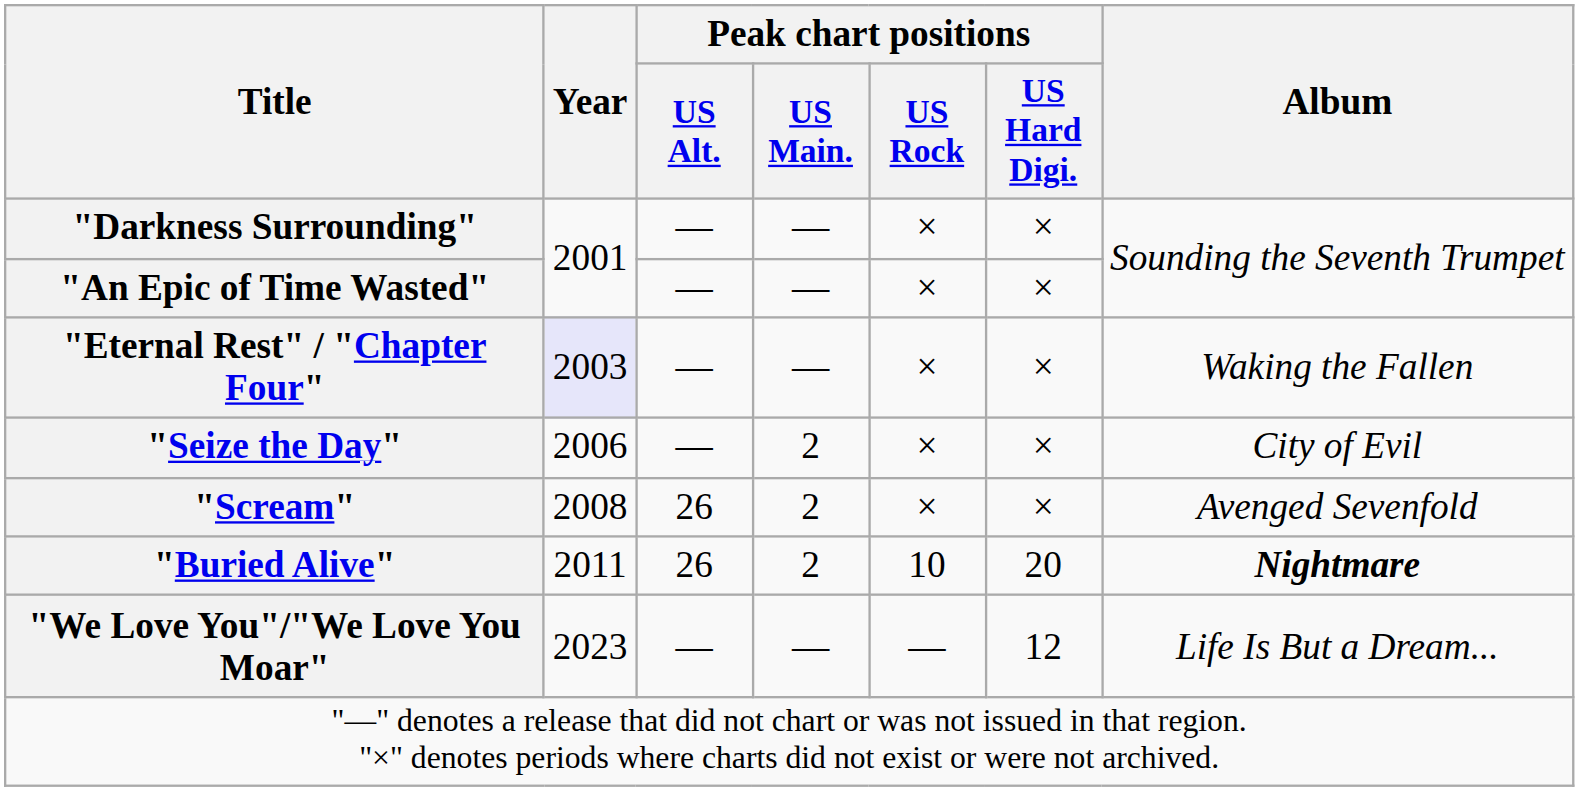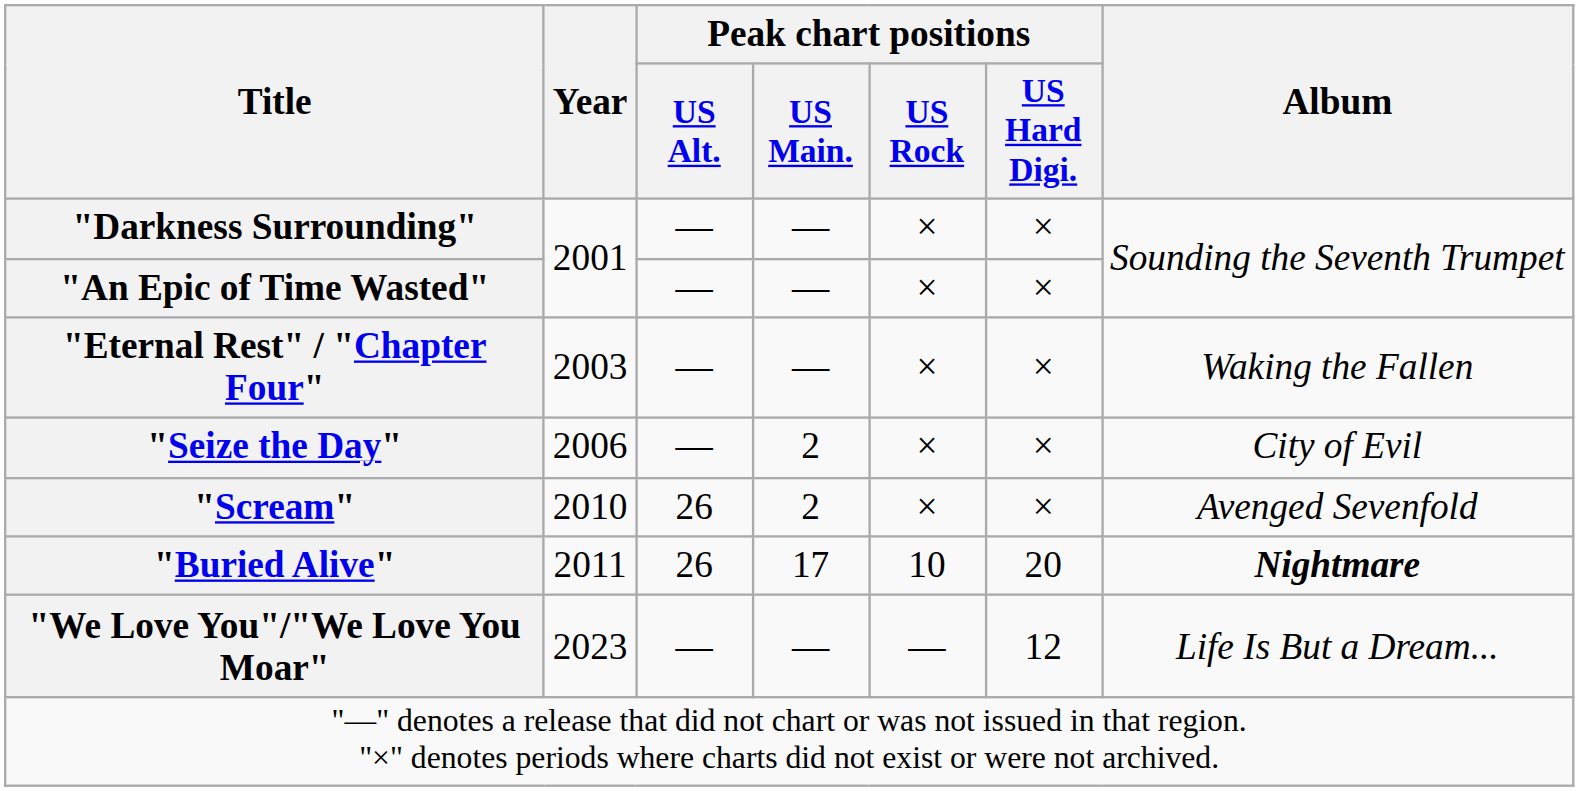(590, 366) lavender background -> (590, 366) no background
(590, 506) 2008 -> (590, 506) 2010
(811, 565) 2 -> (811, 565) 17
